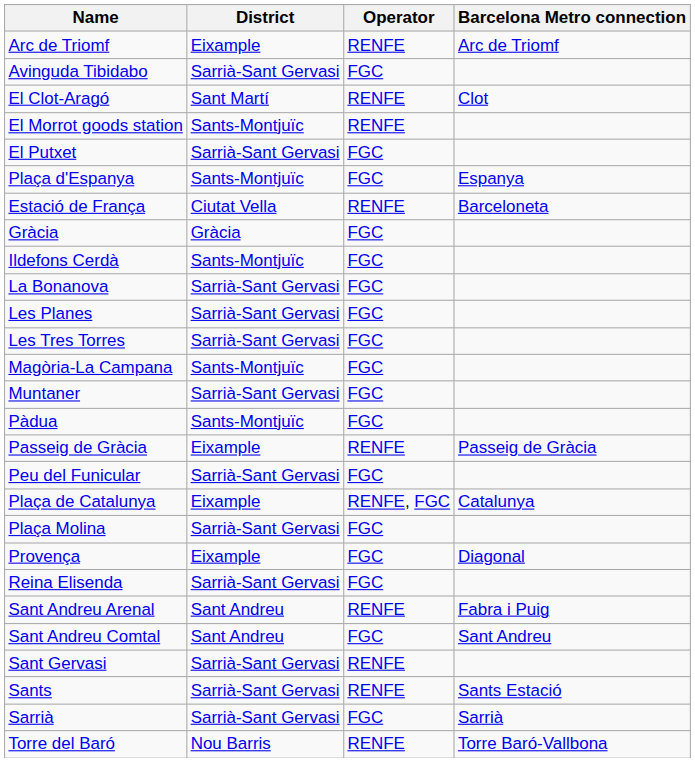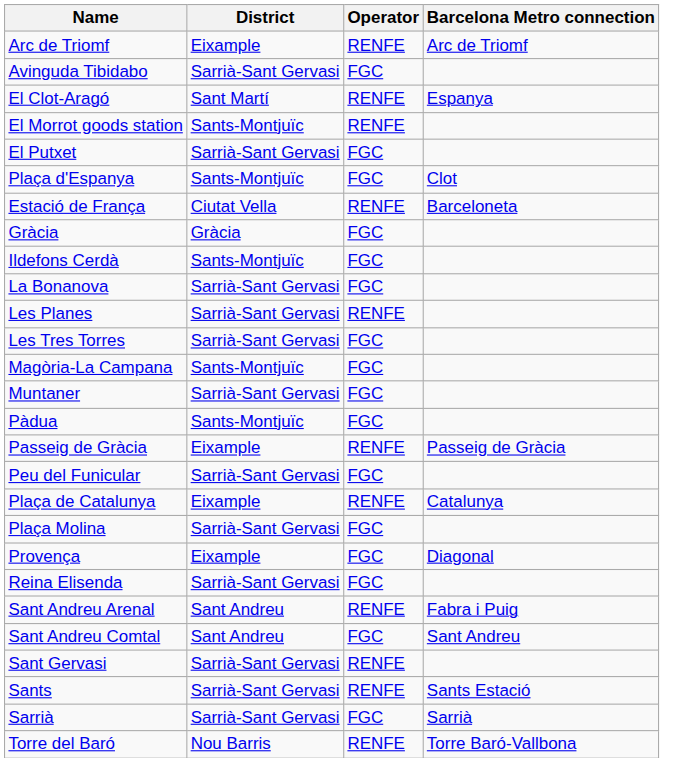(473, 98) Clot -> (460, 98) Espanya
(491, 179) Espanya -> (442, 179) Clot
(365, 313) FGC -> (376, 313) RENFE
(399, 502) RENFE, FGC -> (376, 502) RENFE
